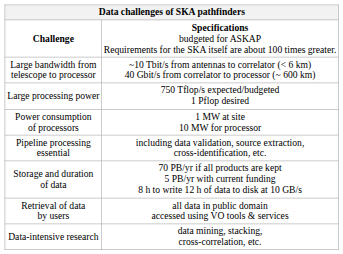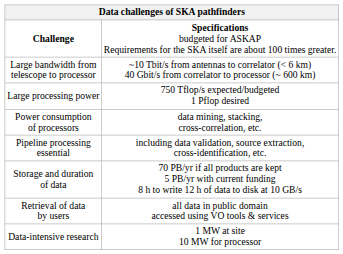(220, 122) 1 MW at site 10 MW for processor -> (220, 122) data mining, stacking, cross-correlation, etc.
(220, 237) data mining, stacking, cross-correlation, etc. -> (220, 237) 1 MW at site 10 MW for processor
